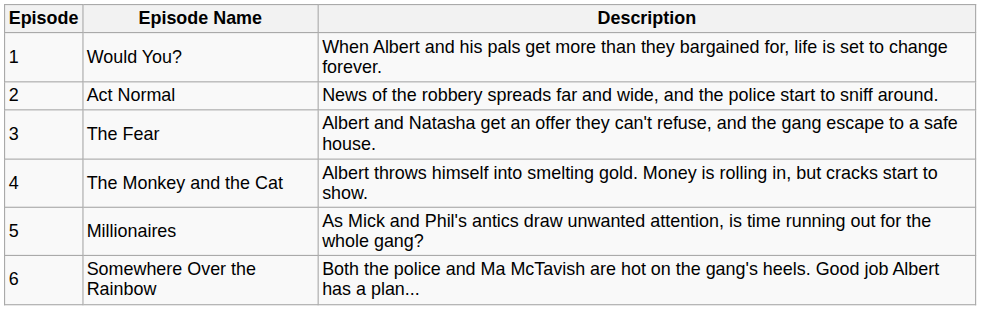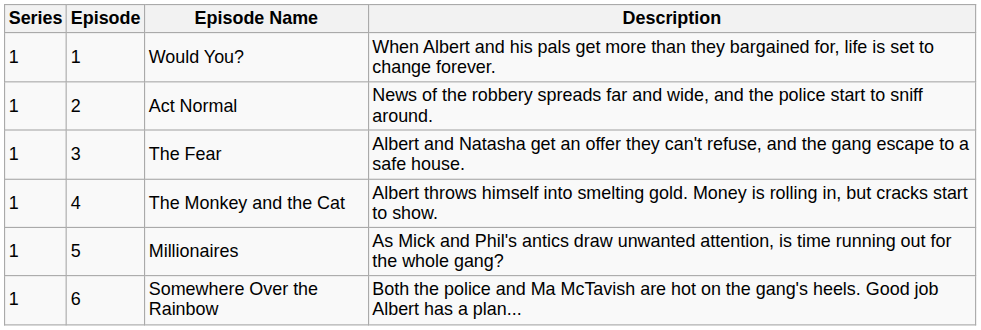+ column: (36, 18)
